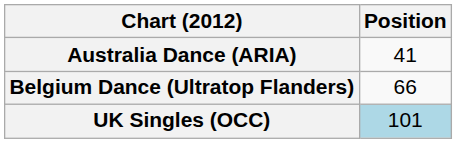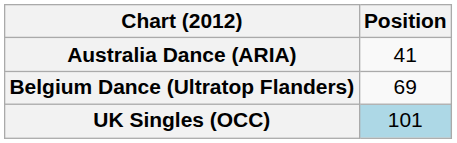(405, 87) 66 -> (405, 87) 69
